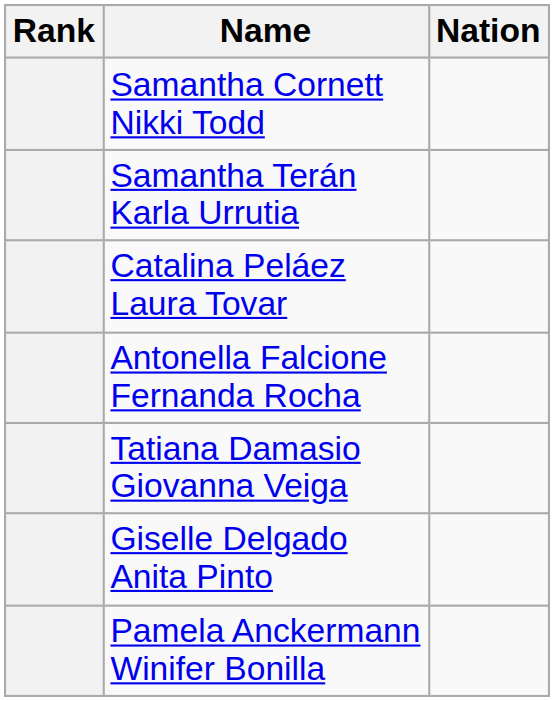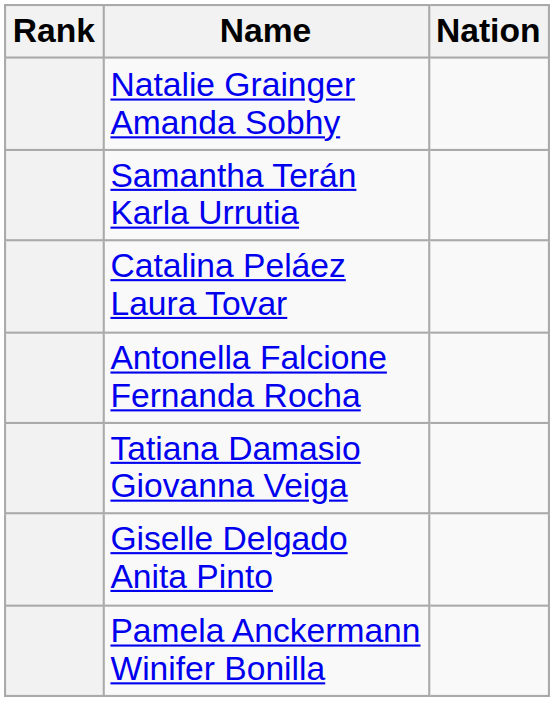+ row: (233, 103)
- row: (247, 103)
